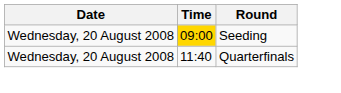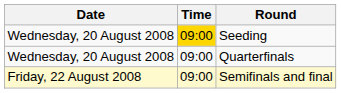(196, 56) 11:40 -> (196, 56) 09:00
+ row: (276, 77)
